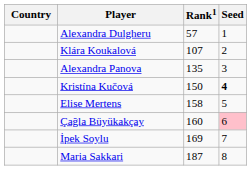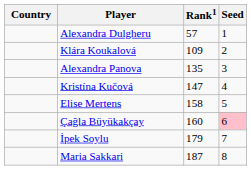(194, 51) 107 -> (194, 51) 109
(194, 86) 150 -> (194, 86) 147
(224, 86) bold -> (224, 86) normal
(194, 138) 169 -> (194, 138) 179
